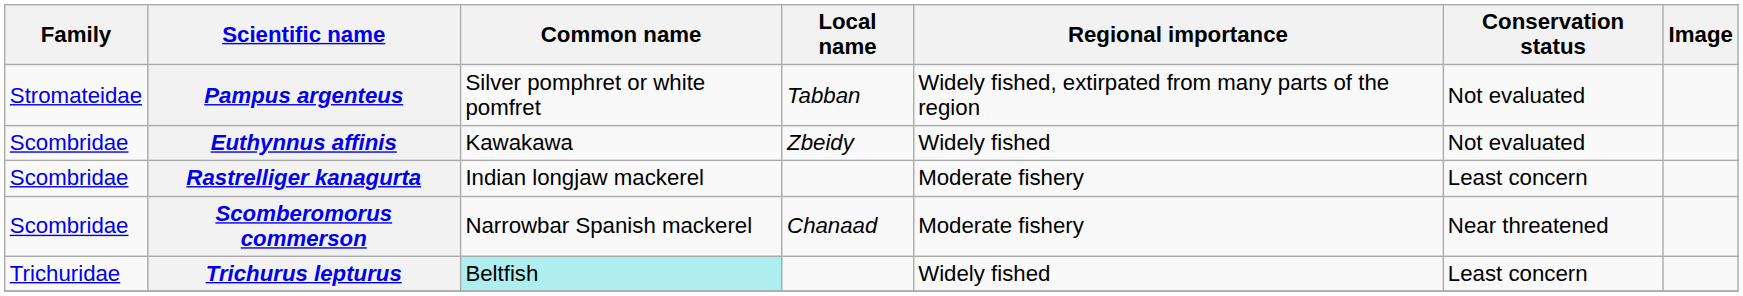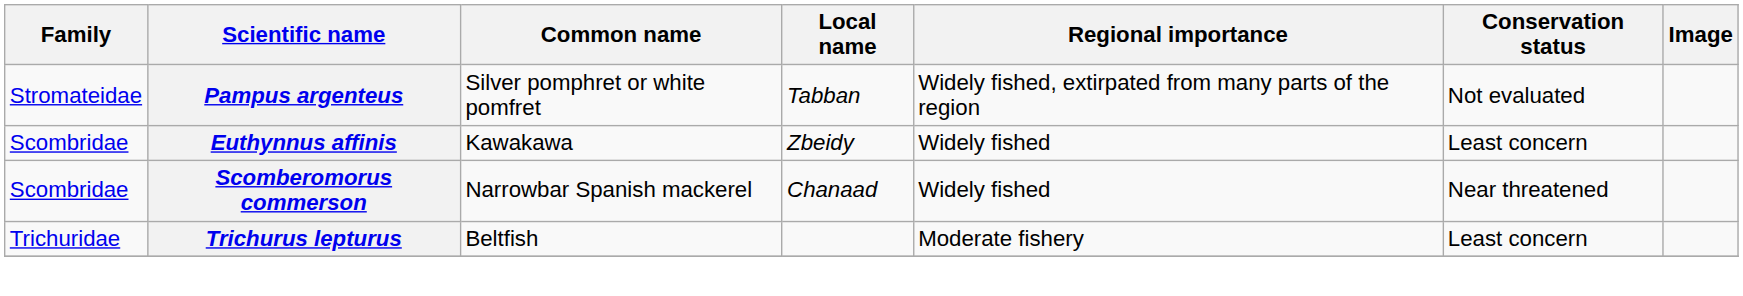(1516, 142) Not evaluated -> (1518, 142) Least concern
- row: (304, 177)
(1001, 225) Moderate fishery -> (984, 190) Widely fished
(502, 273) paleturquoise background -> (502, 238) no background
(984, 273) Widely fished -> (1001, 238) Moderate fishery
